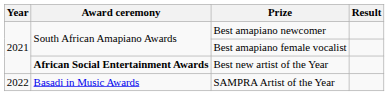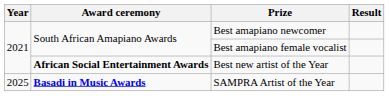(18, 82) 2022 -> (18, 82) 2025
(86, 82) normal -> (90, 82) bold
